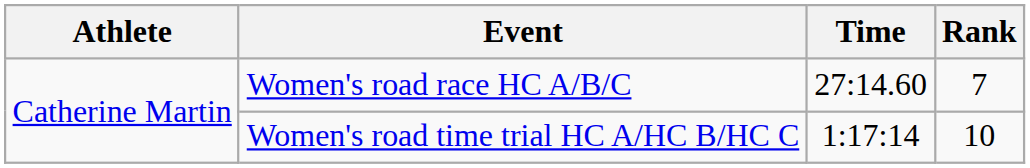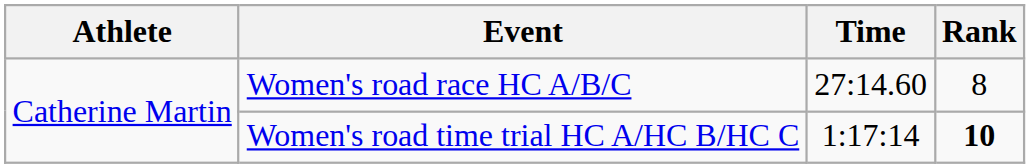(979, 83) 7 -> (979, 83) 8
(979, 136) normal -> (979, 136) bold
